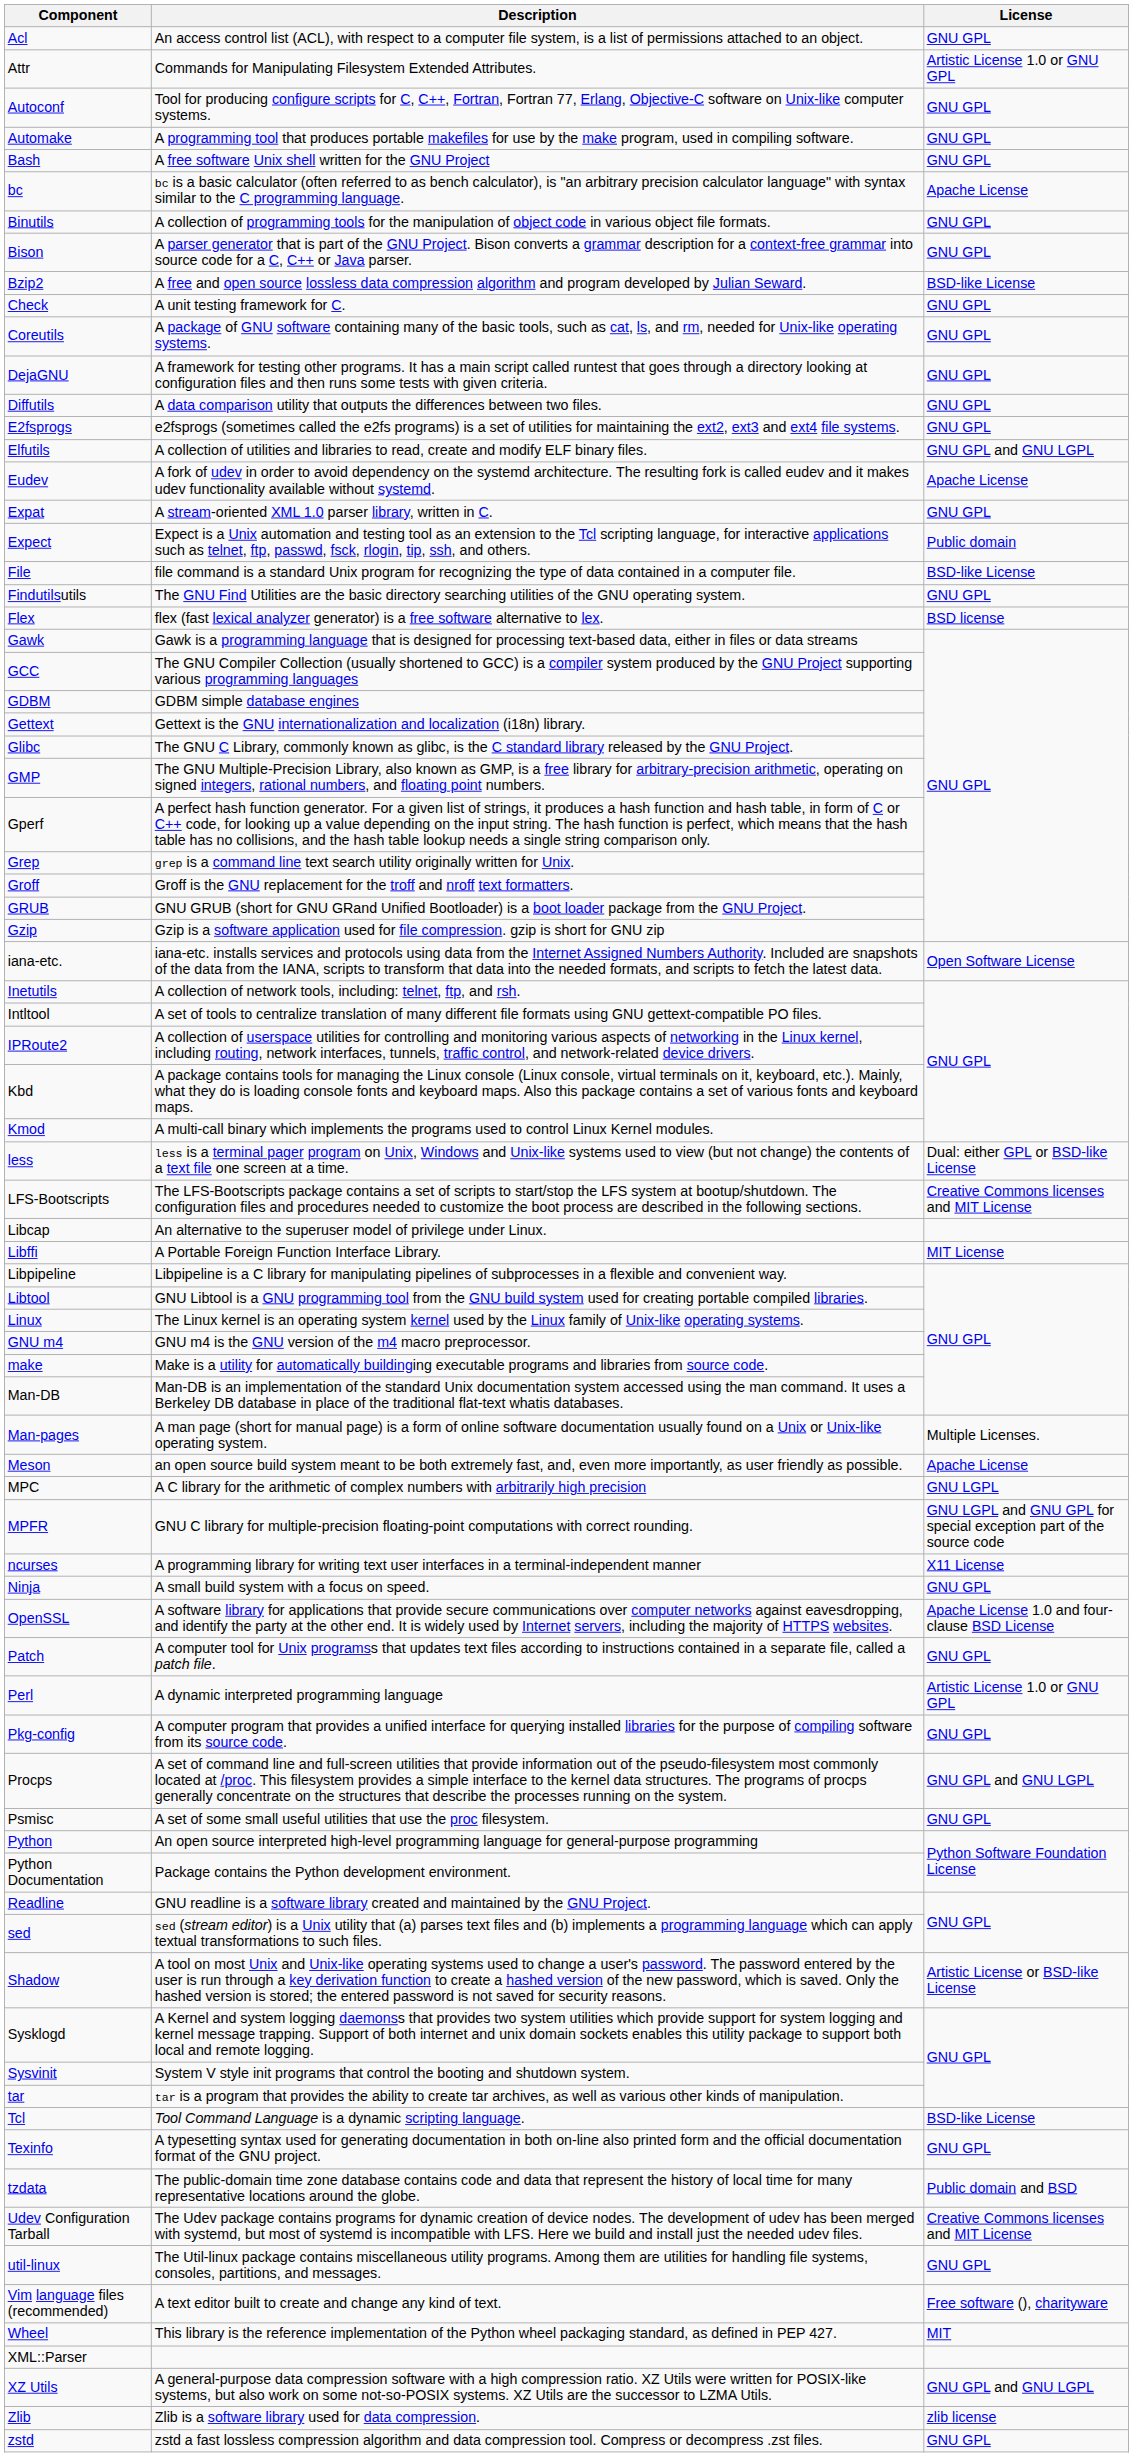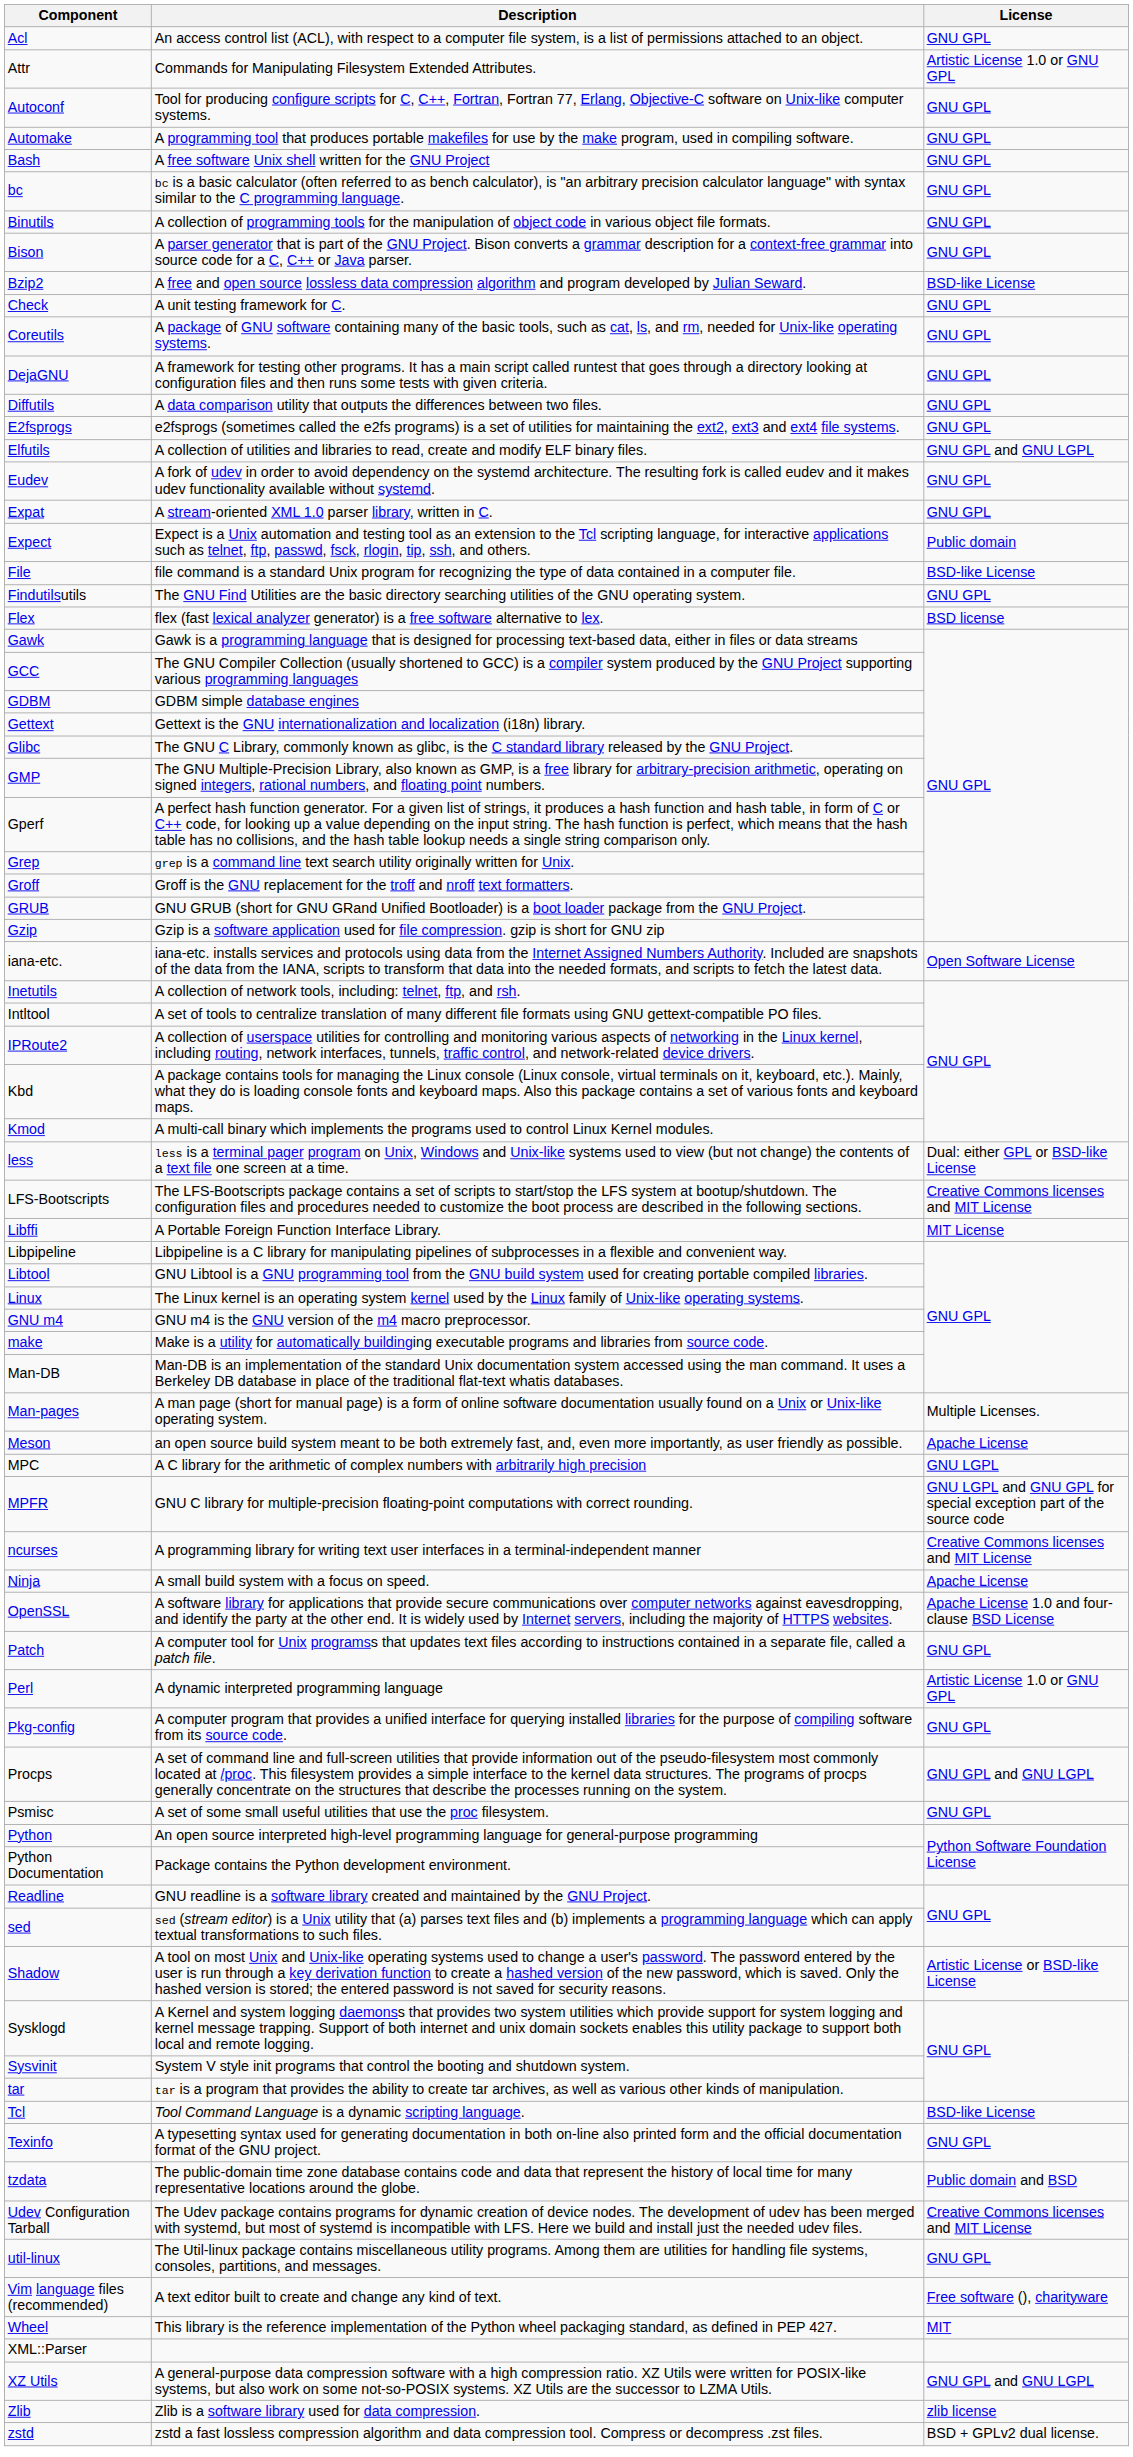(977, 191) Apache License -> (959, 191) GNU GPL
(977, 481) Apache License -> (959, 481) GNU GPL
- row: (29, 1230)
(965, 1565) X11 License -> (1015, 1550) Creative Commons licenses and MIT License
(959, 1587) GNU GPL -> (977, 1581) Apache License
(959, 2440) GNU GPL -> (1013, 2434) BSD + GPLv2 dual license.
